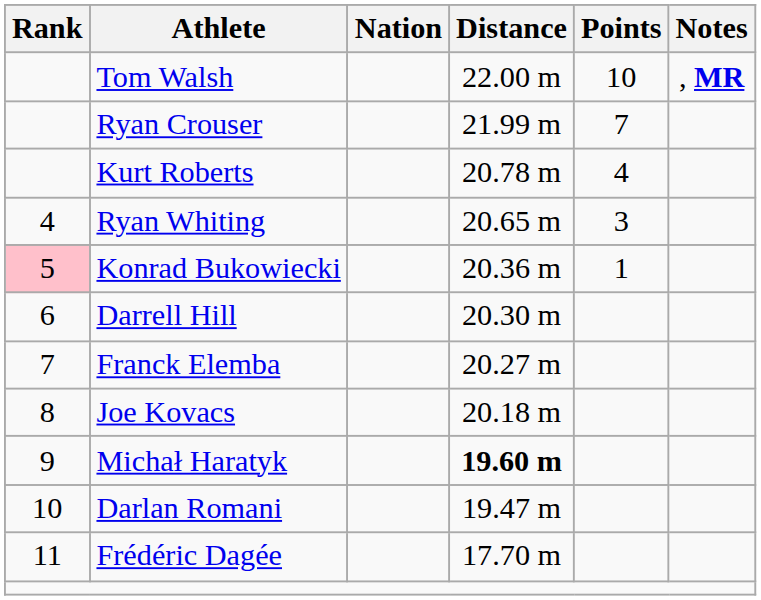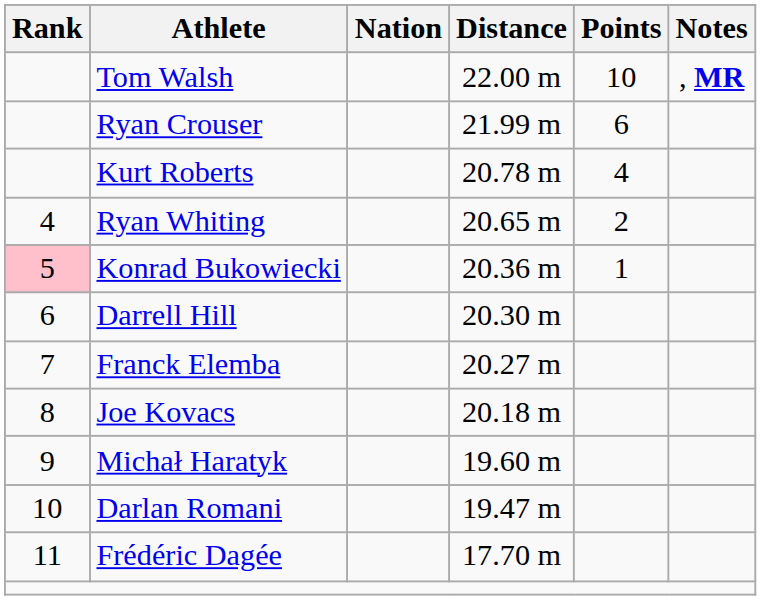(621, 124) 7 -> (621, 124) 6
(621, 220) 3 -> (621, 220) 2
(512, 460) bold -> (512, 460) normal
